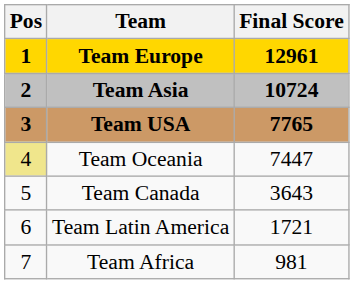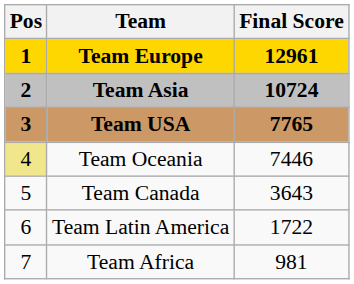(291, 158) 7447 -> (291, 158) 7446
(291, 227) 1721 -> (291, 227) 1722
